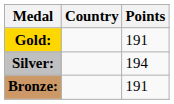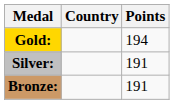(137, 39) 191 -> (137, 39) 194
(137, 63) 194 -> (137, 63) 191
